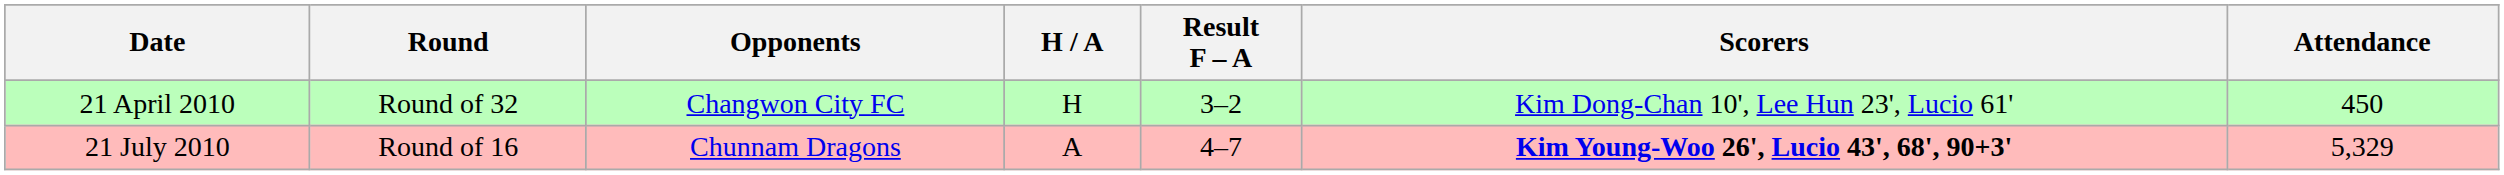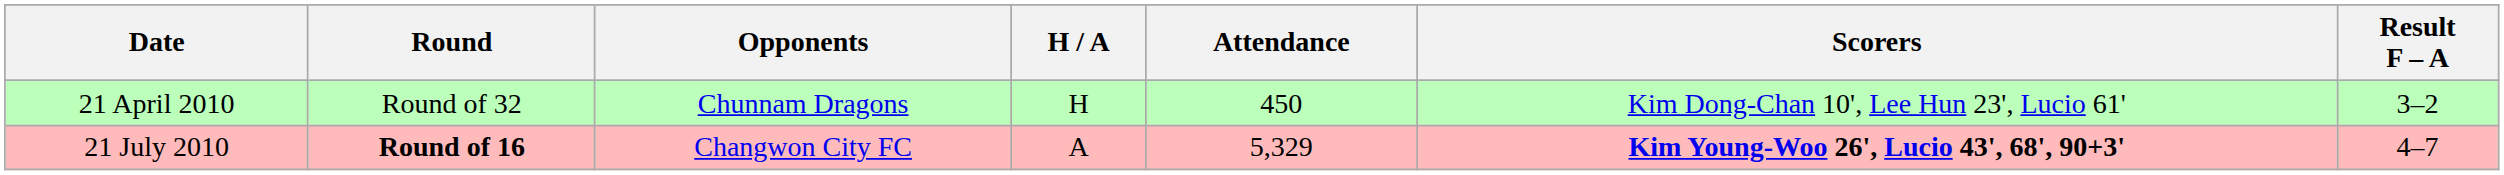columns swapped: (1221, 42) <-> (2362, 42)
(795, 102) Changwon City FC -> (803, 102) Chunnam Dragons
(448, 147) normal -> (452, 147) bold
(795, 147) Chunnam Dragons -> (803, 147) Changwon City FC
